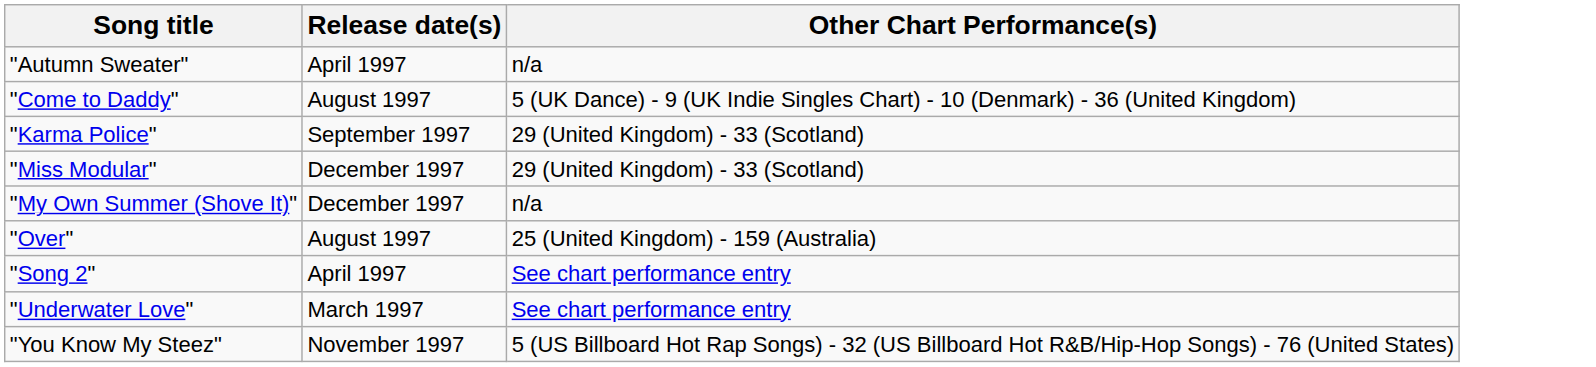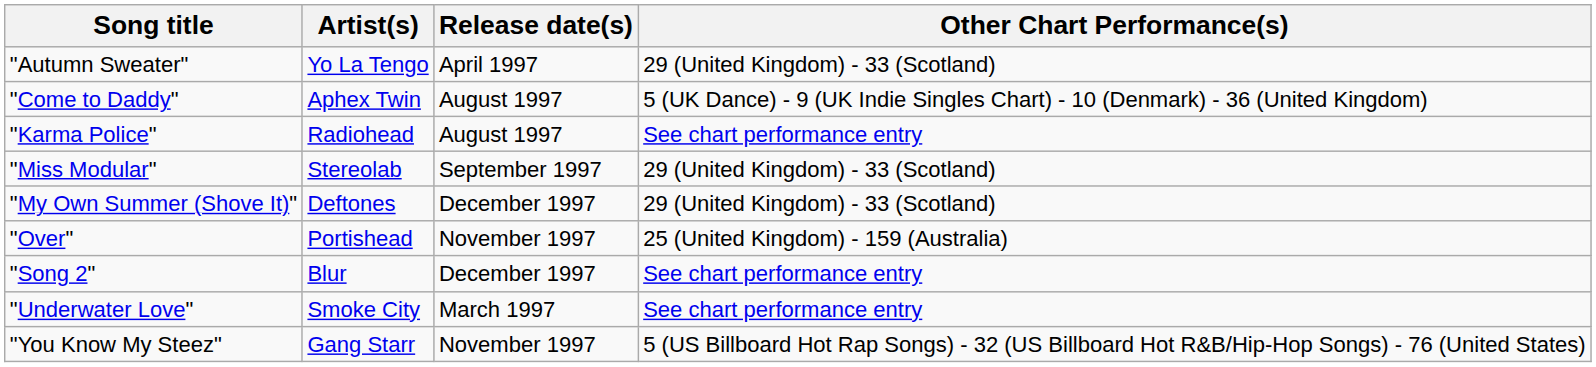+ column: (368, 25)
(527, 64) n/a -> (819, 64) 29 (United Kingdom) - 33 (Scotland)
(389, 134) September 1997 -> (501, 134) August 1997
(688, 134) 29 (United Kingdom) - 33 (Scotland) -> (783, 134) See chart performance entry
(386, 169) December 1997 -> (520, 169) September 1997
(527, 204) n/a -> (819, 204) 29 (United Kingdom) - 33 (Scotland)
(369, 239) August 1997 -> (517, 239) November 1997
(357, 274) April 1997 -> (517, 274) December 1997
